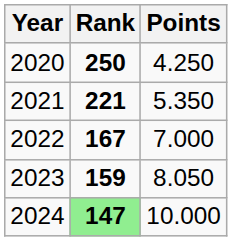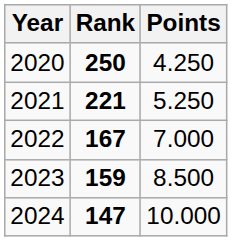(184, 100) 5.350 -> (184, 100) 5.250
(184, 178) 8.050 -> (184, 178) 8.500
(105, 216) lightgreen background -> (105, 216) no background
